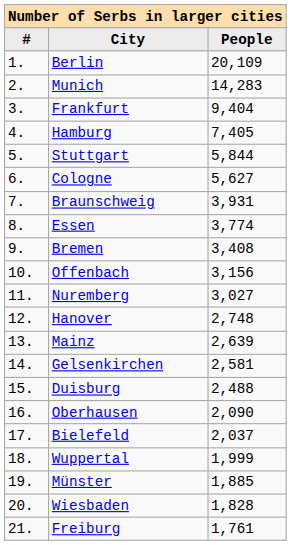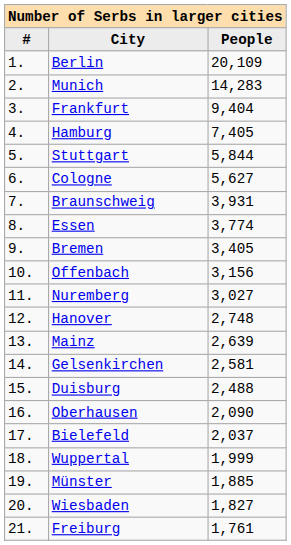(232, 249) 3,408 -> (232, 249) 3,405
(232, 506) 1,828 -> (232, 506) 1,827
